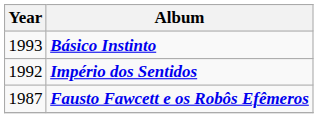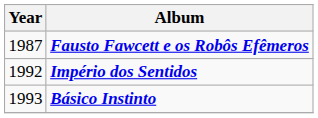rows swapped: (180, 98) <-> (103, 44)
